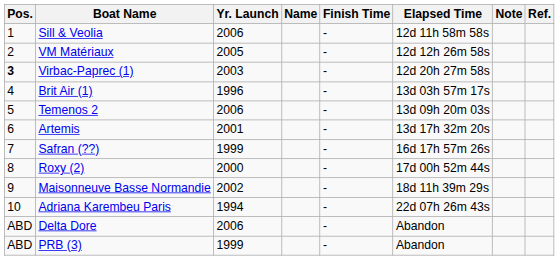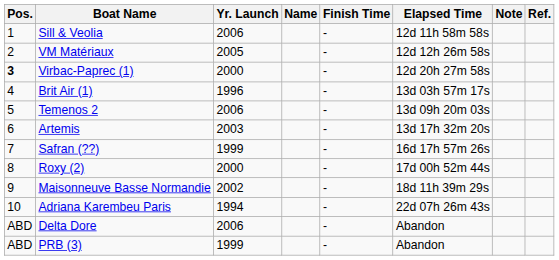(230, 71) 2003 -> (230, 71) 2000
(230, 129) 2001 -> (230, 129) 2003
